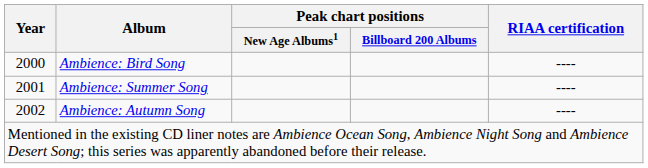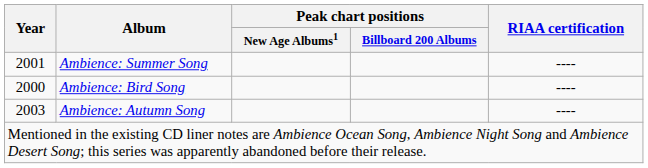rows swapped: (122, 64) <-> (134, 87)
(30, 110) 2002 -> (30, 110) 2003
